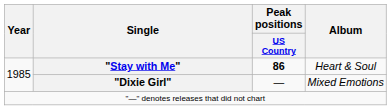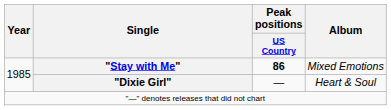(346, 66) Heart & Soul -> (346, 66) Mixed Emotions
(346, 83) Mixed Emotions -> (346, 83) Heart & Soul
